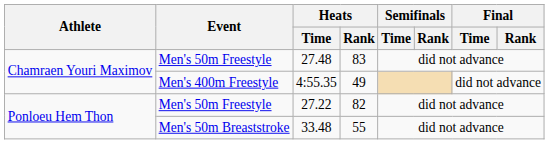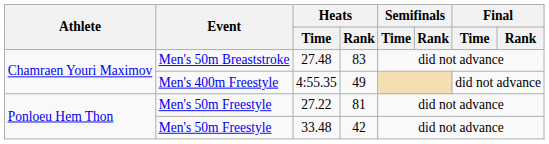(215, 60) Men's 50m Freestyle -> (224, 60) Men's 50m Breaststroke
(359, 105) 82 -> (359, 105) 81
(224, 127) Men's 50m Breaststroke -> (215, 127) Men's 50m Freestyle
(359, 127) 55 -> (359, 127) 42
